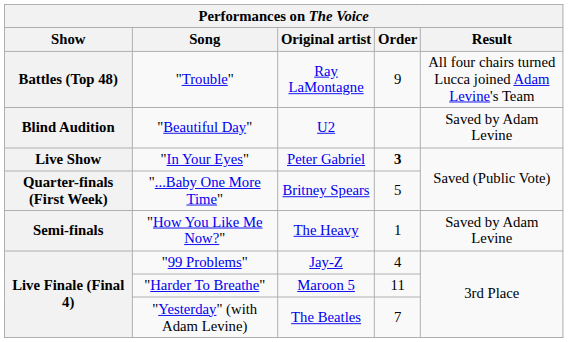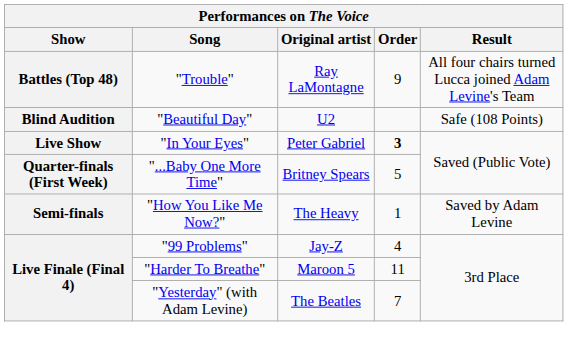(492, 127) Saved by Adam Levine -> (492, 119) Safe (108 Points)
